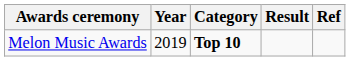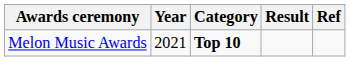(170, 42) 2019 -> (170, 42) 2021
